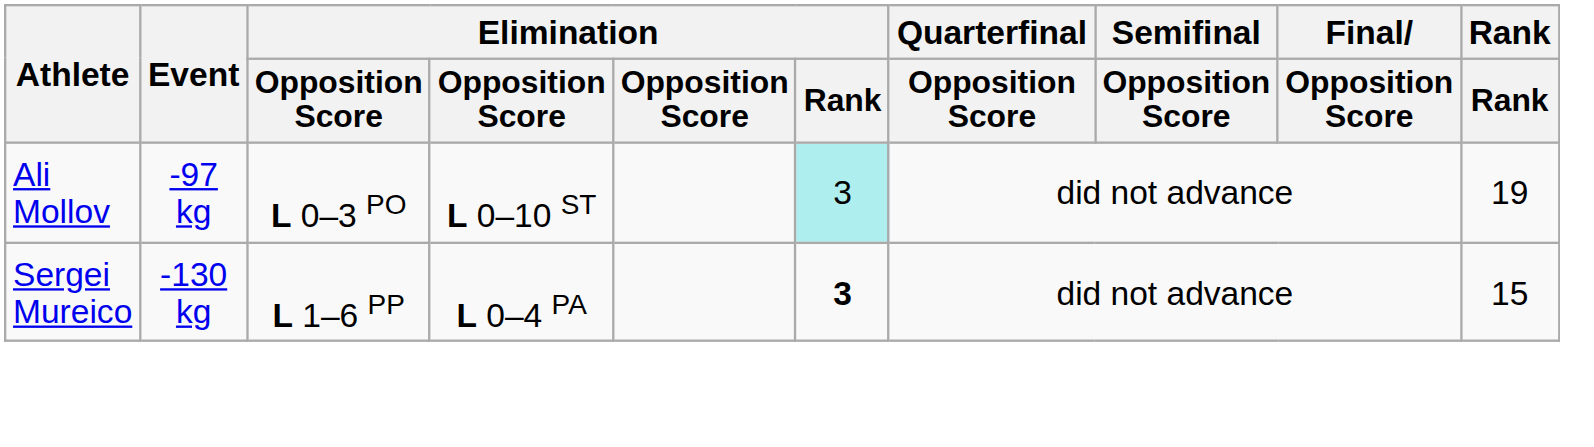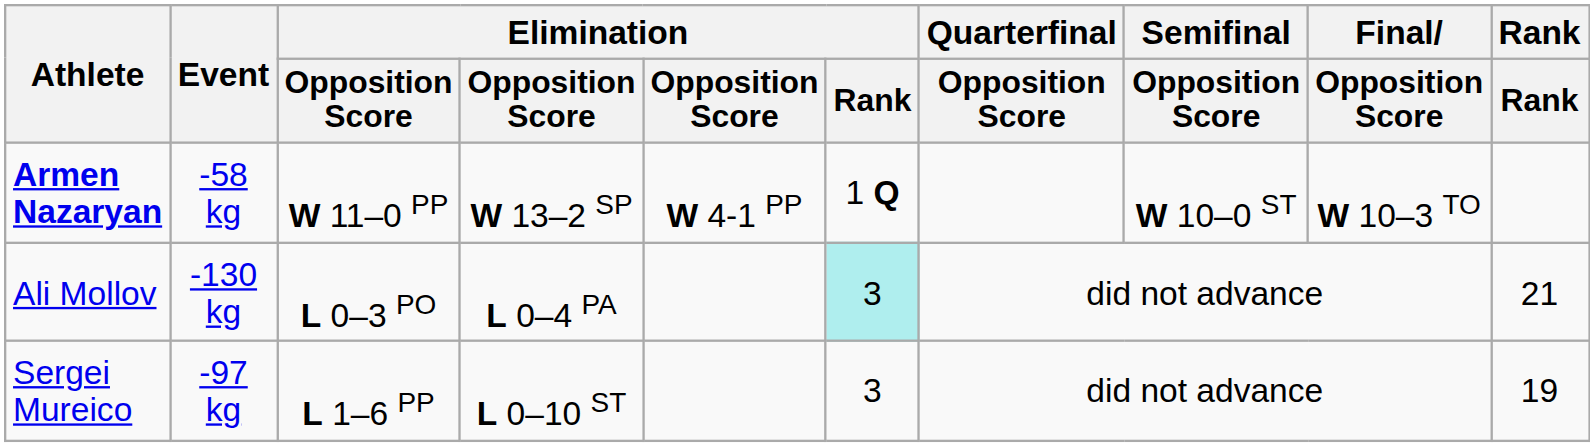+ row: (88, 193)
(194, 193) -97 kg -> (223, 292) -130 kg
(522, 212) L 0–10 ST -> (552, 311) L 0–4 PA
(1510, 193) 19 -> (1540, 292) 21
(194, 292) -130 kg -> (223, 391) -97 kg
(522, 311) L 0–4 PA -> (552, 410) L 0–10 ST
(843, 292) bold -> (872, 391) normal
(1510, 292) 15 -> (1540, 391) 19
